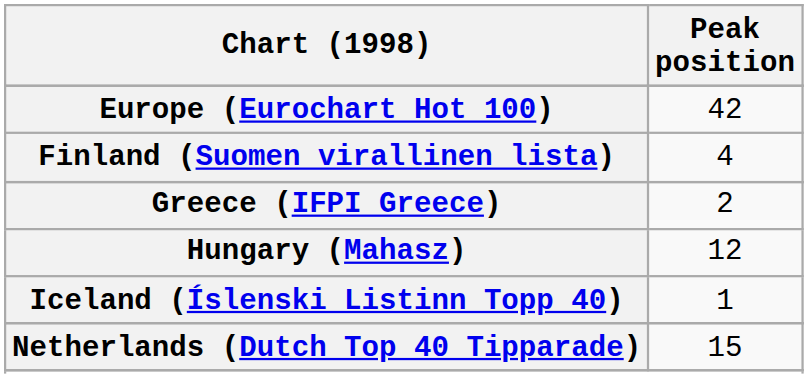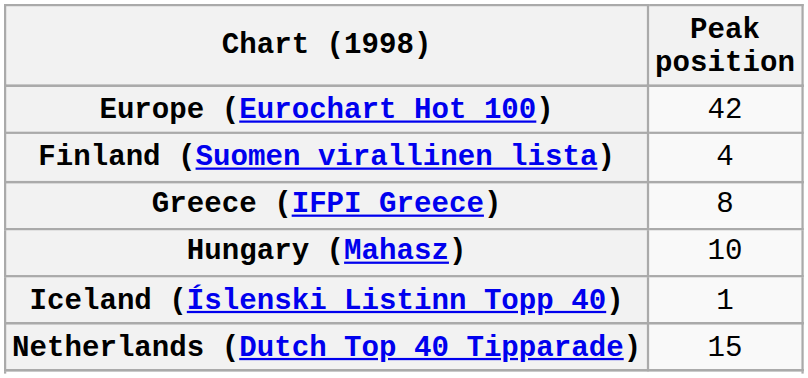(725, 205) 2 -> (725, 205) 8
(725, 252) 12 -> (725, 252) 10
